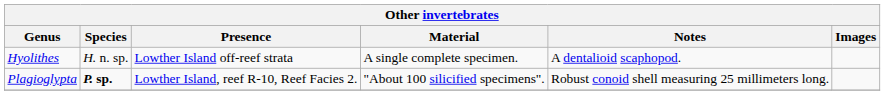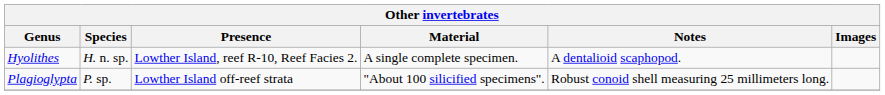(214, 57) Lowther Island off-reef strata -> (246, 57) Lowther Island, reef R-10, Reef Facies 2.
(98, 79) bold -> (97, 79) normal
(246, 79) Lowther Island, reef R-10, Reef Facies 2. -> (214, 79) Lowther Island off-reef strata
